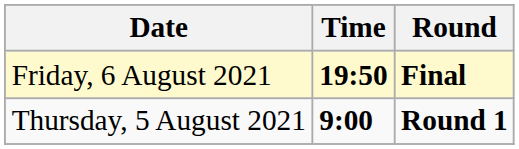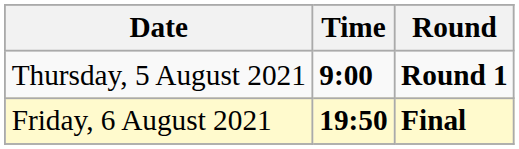rows swapped: (159, 120) <-> (142, 74)
